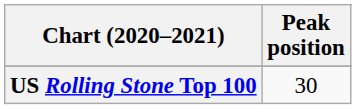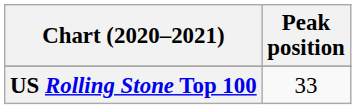(306, 84) 30 -> (306, 84) 33
